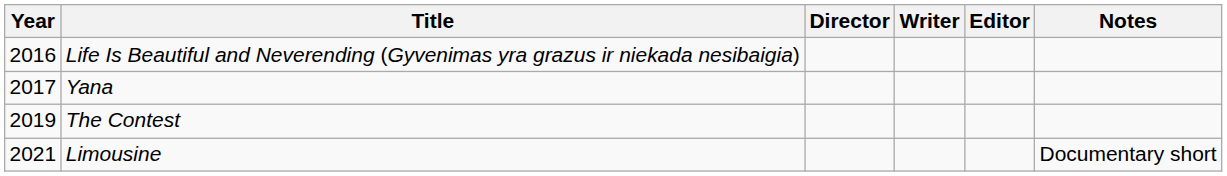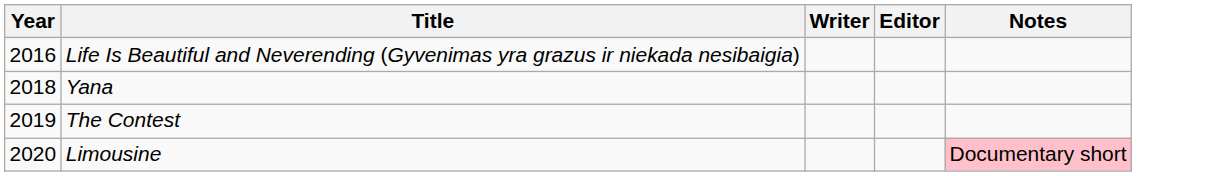- column: (850, 21)
(33, 87) 2017 -> (33, 87) 2018
(33, 154) 2021 -> (33, 154) 2020
(1128, 154) no background -> (1038, 154) pink background
